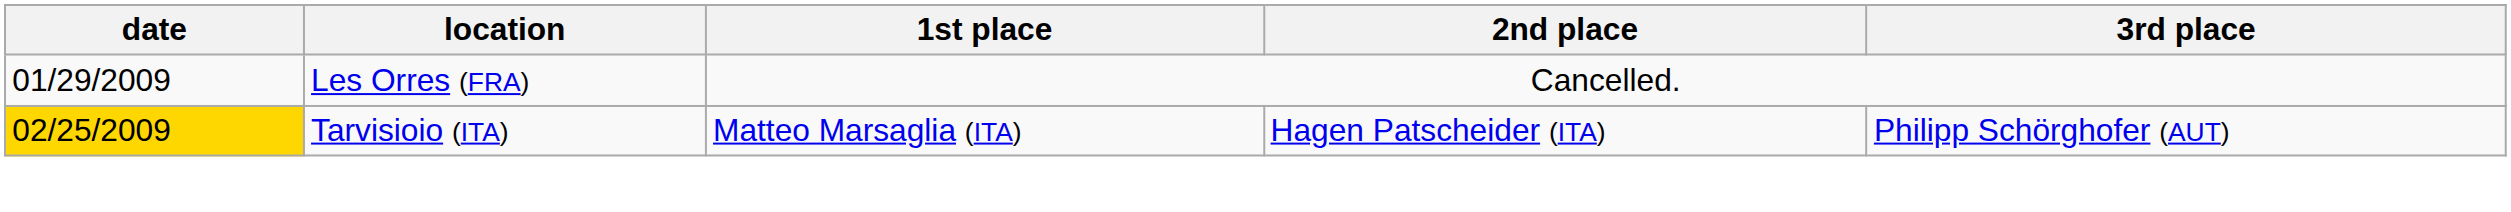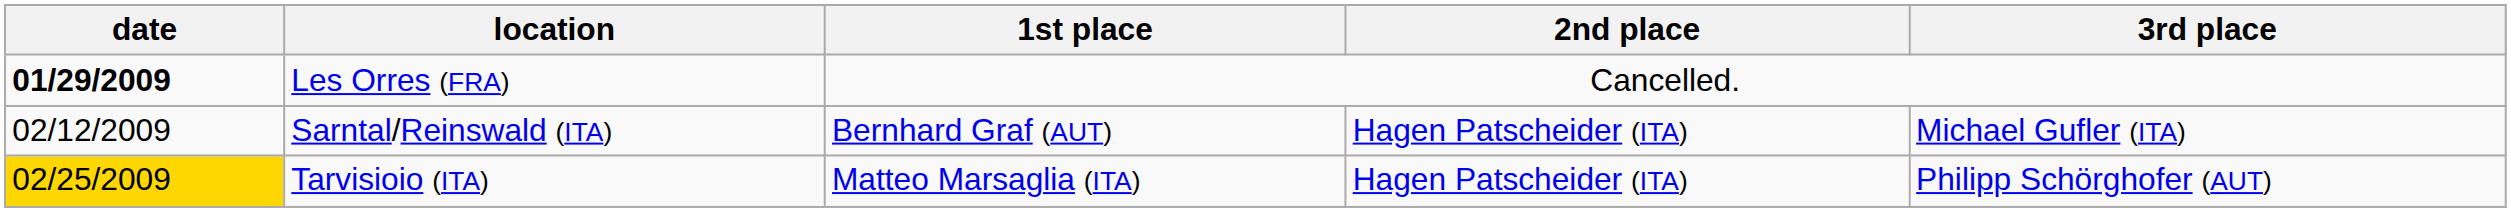(92, 79) normal -> (92, 79) bold
+ row: (452, 130)
